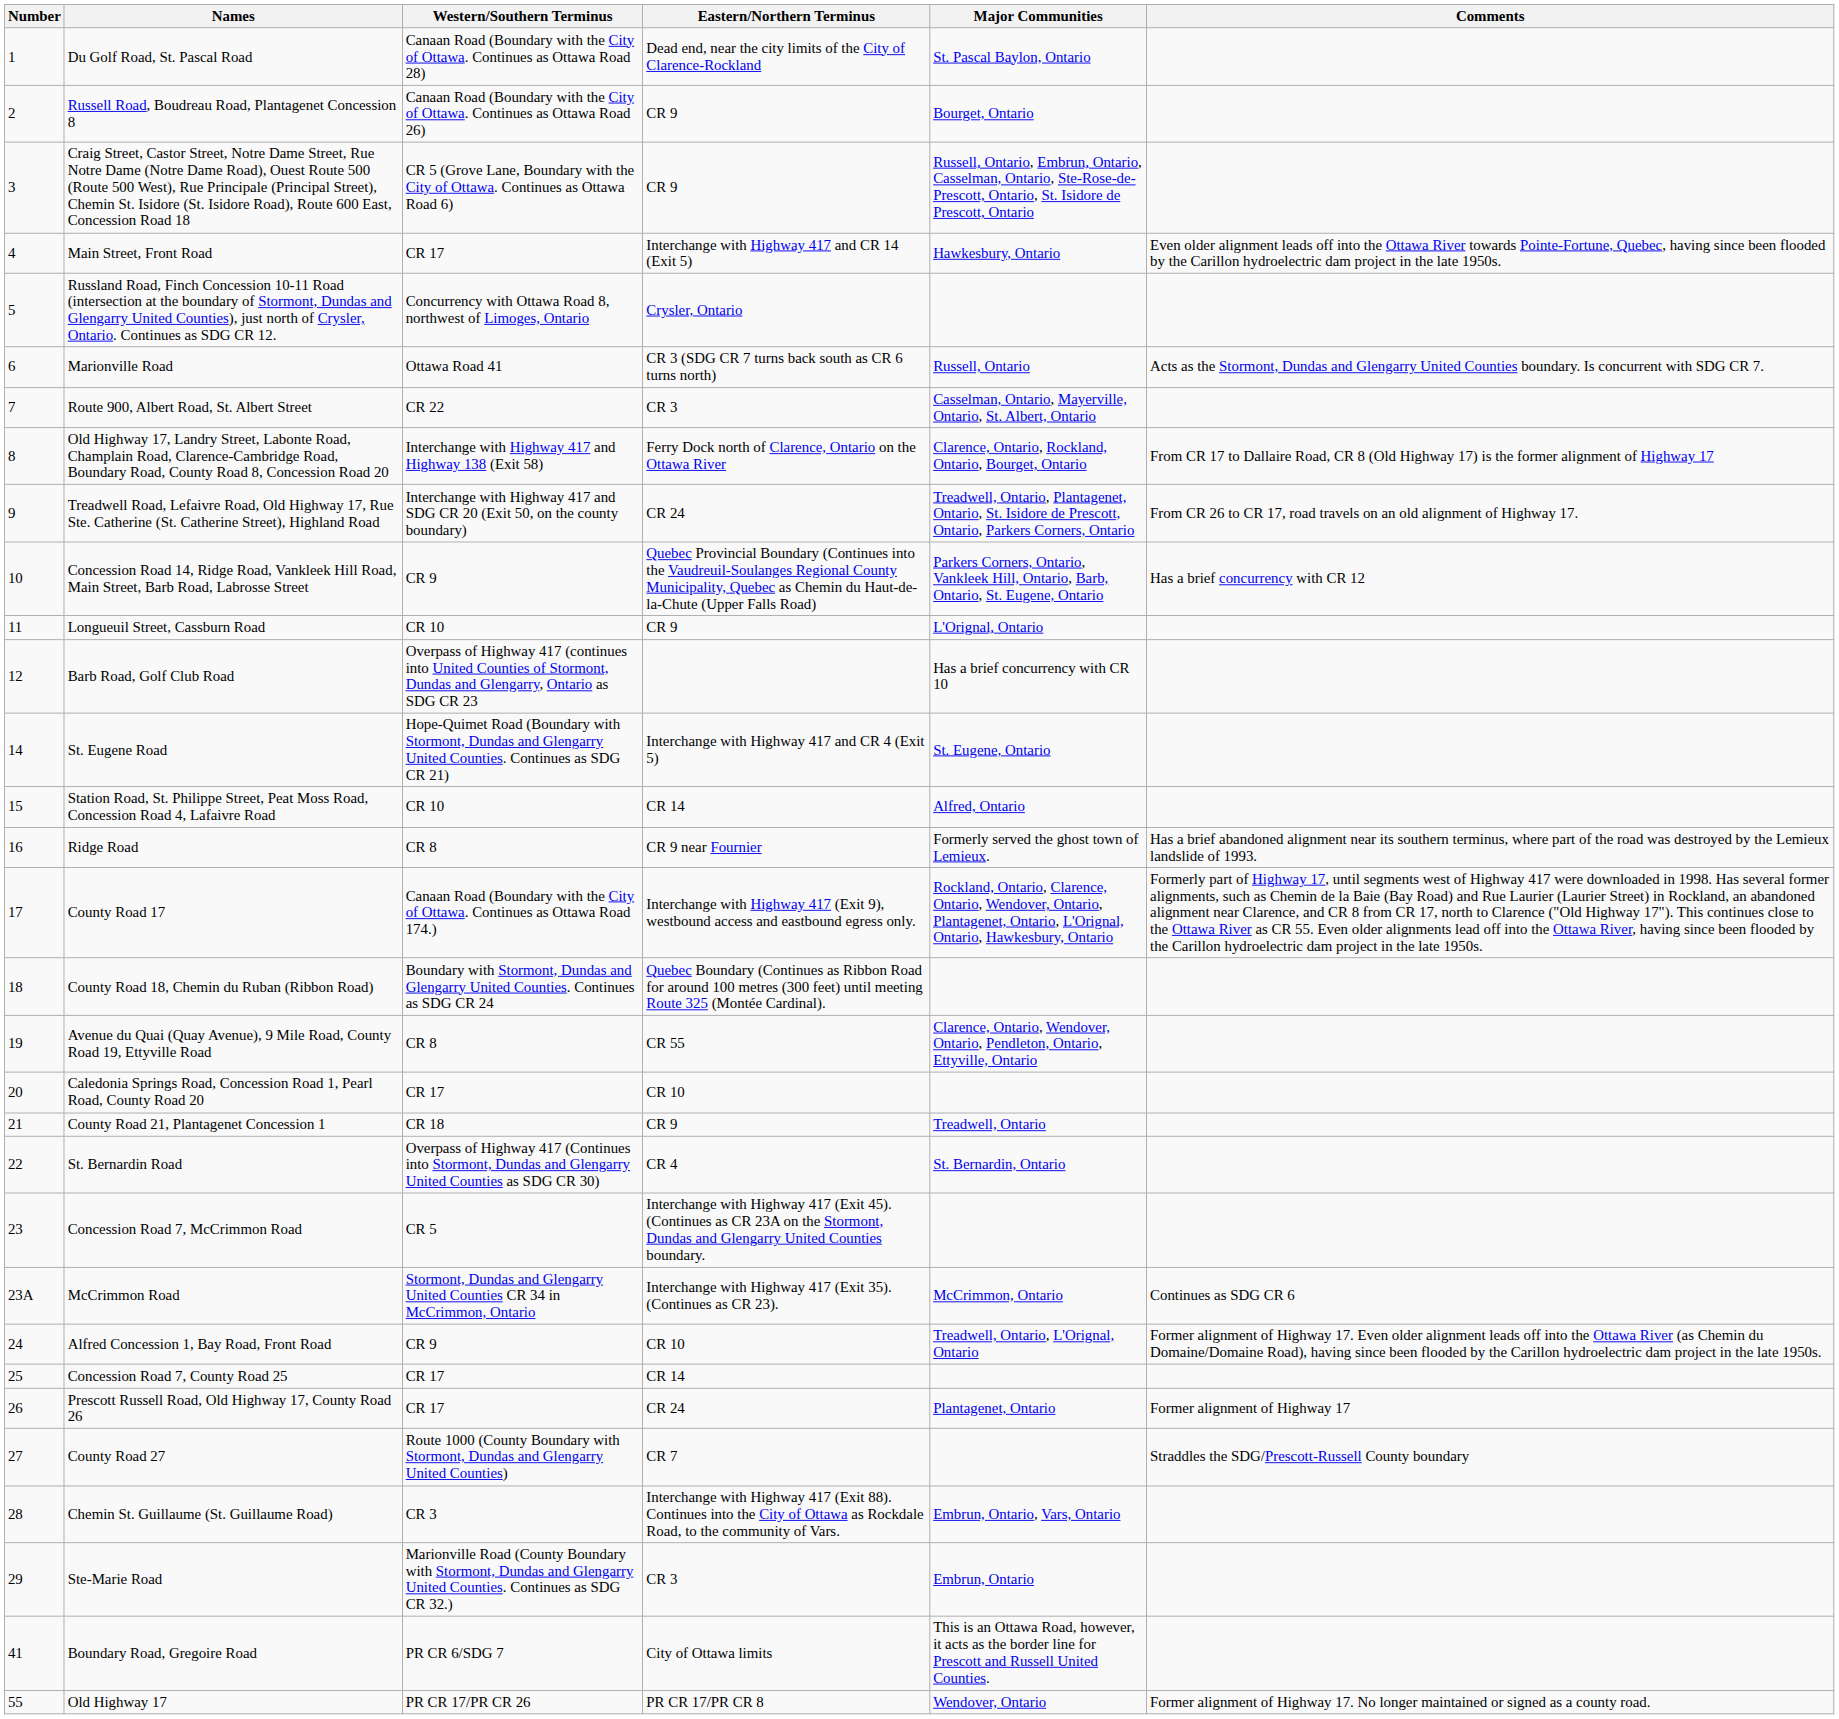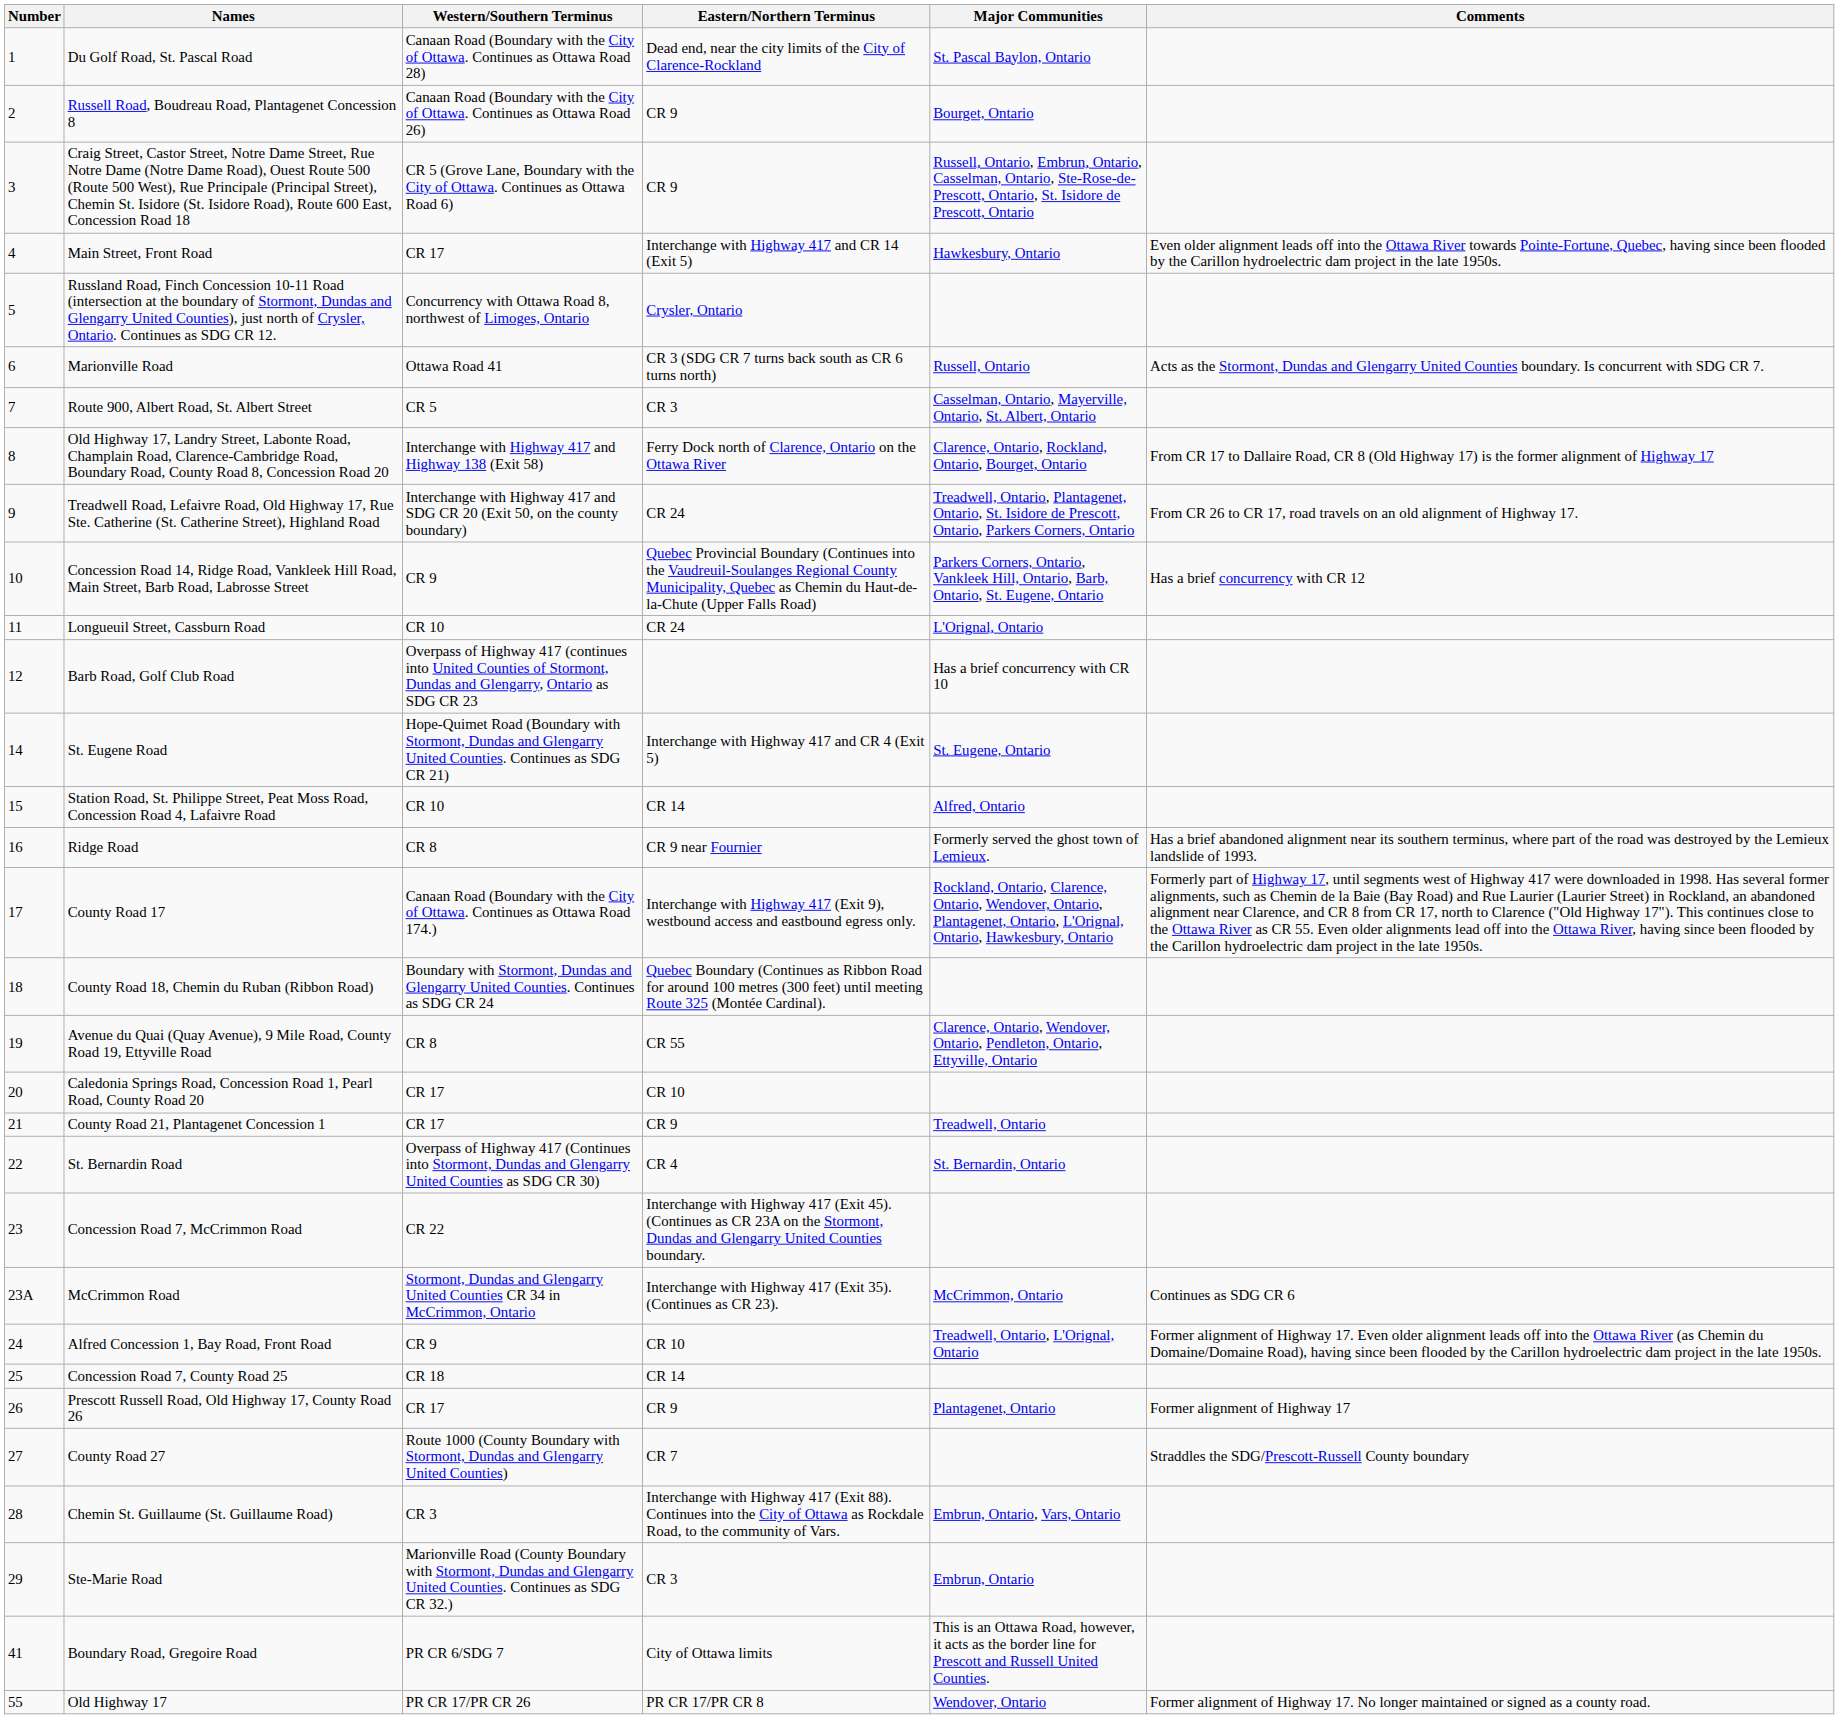(425, 407) CR 22 -> (421, 407) CR 5
(662, 627) CR 9 -> (666, 627) CR 24
(425, 1124) CR 18 -> (425, 1124) CR 17
(421, 1230) CR 5 -> (425, 1230) CR 22
(425, 1376) CR 17 -> (425, 1376) CR 18
(666, 1408) CR 24 -> (662, 1408) CR 9
